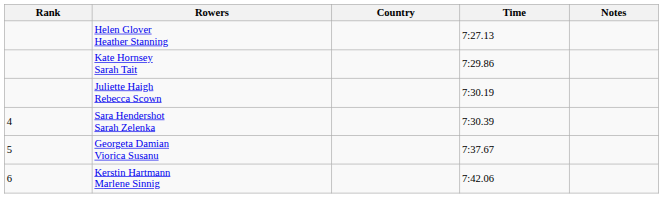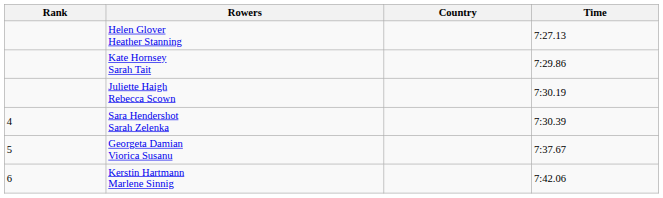- column: (614, 12)
